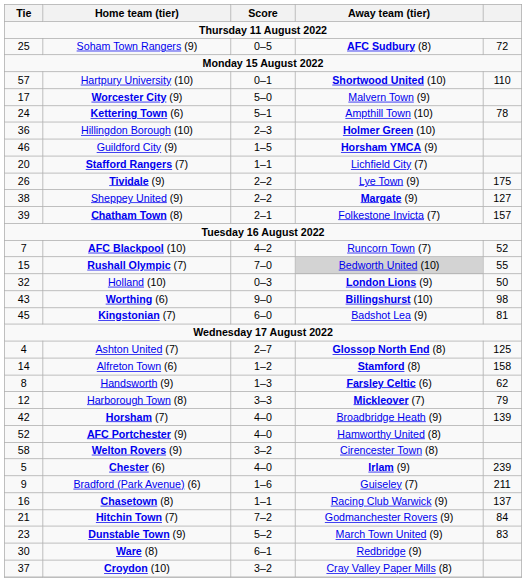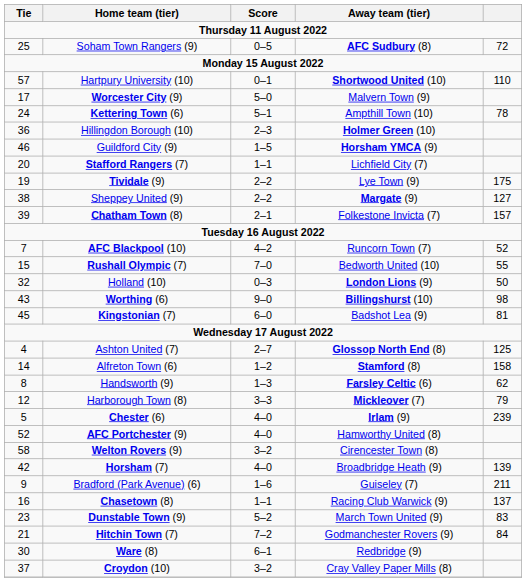(24, 182) 26 -> (24, 182) 19
(389, 266) lightgrey background -> (389, 266) no background
rows swapped: (137, 417) <-> (137, 468)
rows swapped: (137, 518) <-> (137, 535)
